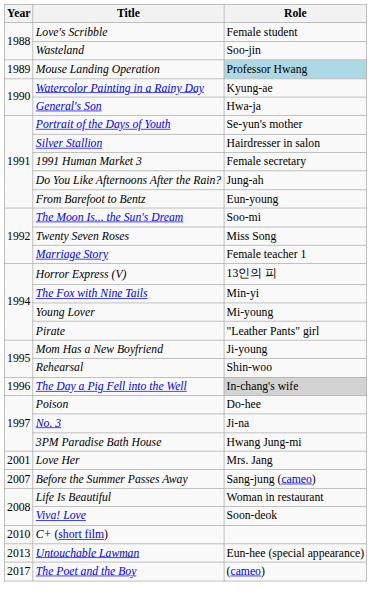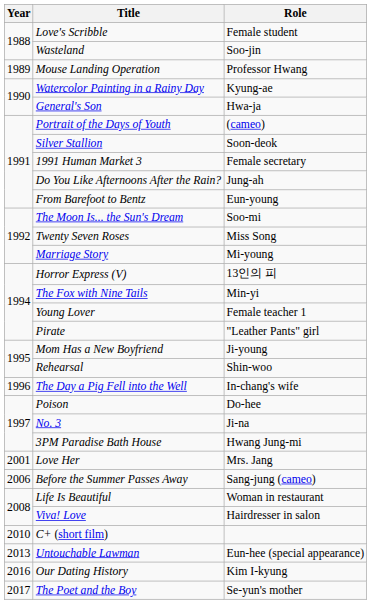(267, 69) lightblue background -> (267, 69) no background
(264, 124) Se-yun's mother -> (246, 124) (cameo)
(273, 143) Hairdresser in salon -> (252, 143) Soon-deok
(266, 254) Female teacher 1 -> (250, 254) Mi-young
(250, 312) Mi-young -> (266, 312) Female teacher 1
(262, 386) lightgrey background -> (262, 386) no background
(19, 479) 2007 -> (19, 479) 2006
(252, 516) Soon-deok -> (273, 516) Hairdresser in salon
+ row: (82, 571)
(246, 571) (cameo) -> (264, 590) Se-yun's mother
